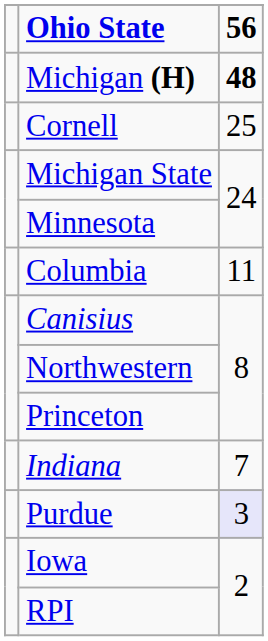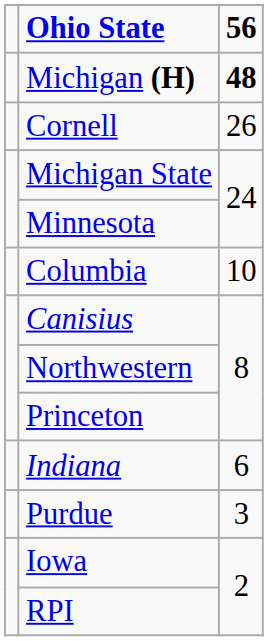(241, 125) 25 -> (241, 125) 26
(241, 271) 11 -> (241, 271) 10
(241, 464) 7 -> (241, 464) 6
(241, 513) lavender background -> (241, 513) no background
